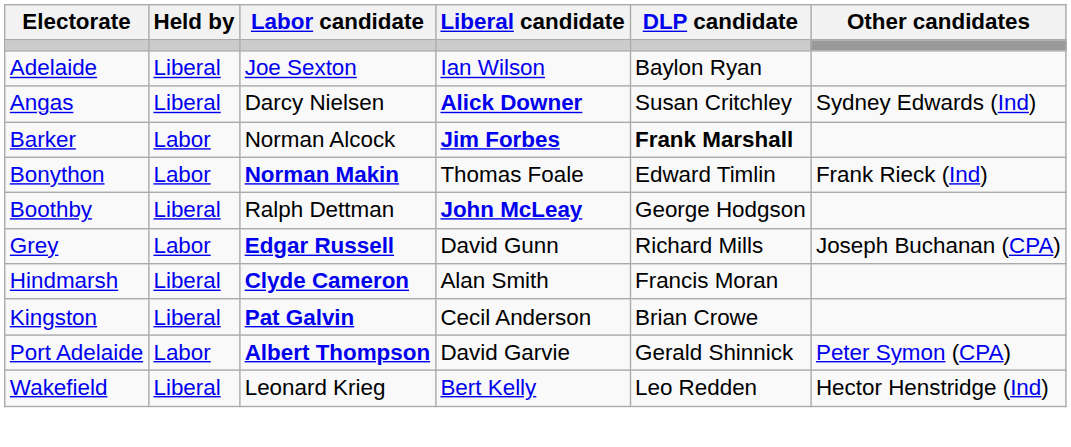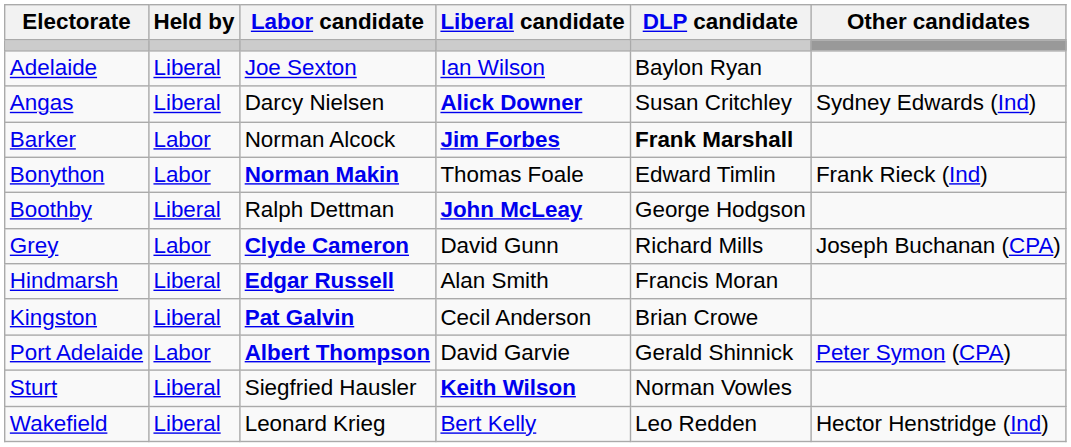(319, 245) Edgar Russell -> (327, 245) Clyde Cameron
(327, 281) Clyde Cameron -> (319, 281) Edgar Russell
+ row: (34, 387)
